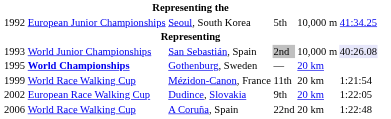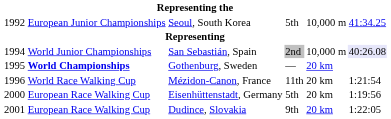(15, 51) 1993 -> (15, 51) 1994
(15, 80) 1999 -> (15, 80) 1996
+ row: (225, 95)
(15, 95) 2002 -> (15, 109) 2001
- row: (203, 109)
